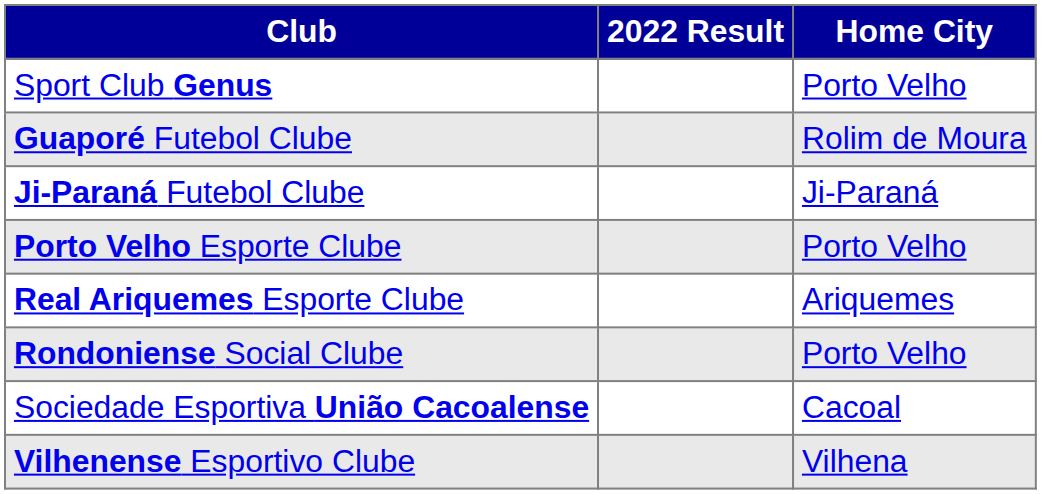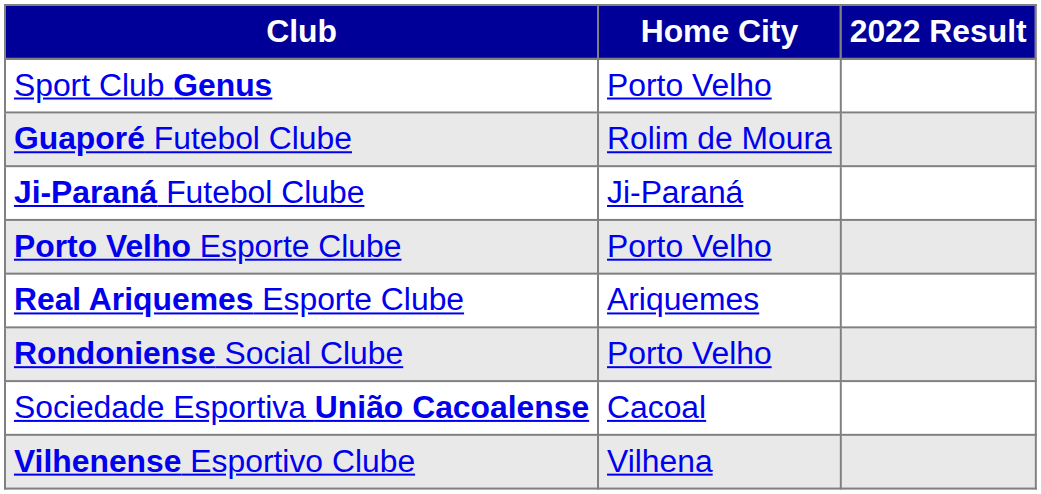columns swapped: (914, 31) <-> (696, 31)
